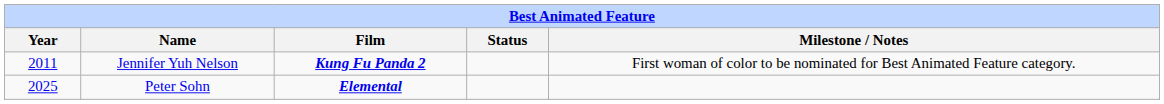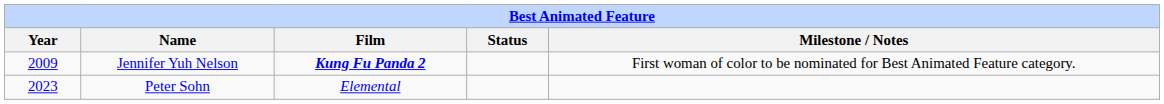(43, 63) 2011 -> (43, 63) 2009
(43, 87) 2025 -> (43, 87) 2023
(370, 87) bold -> (370, 87) normal
